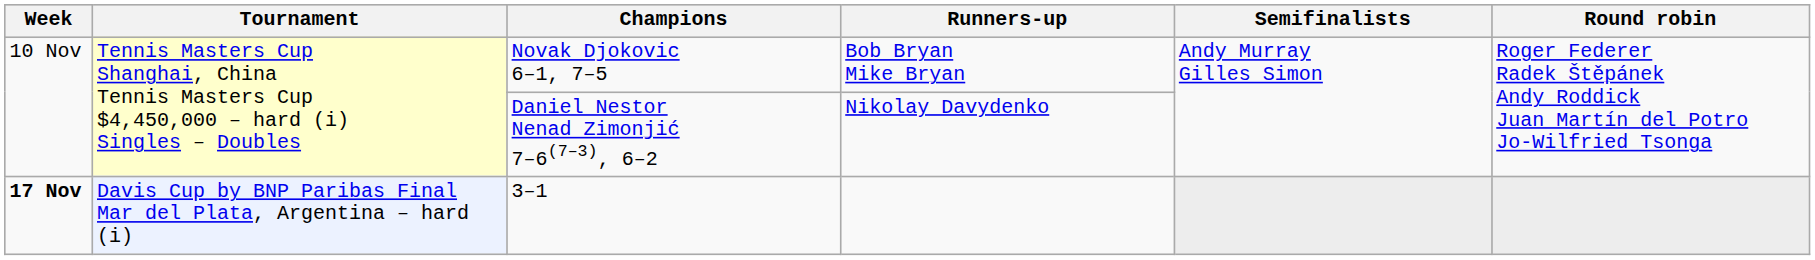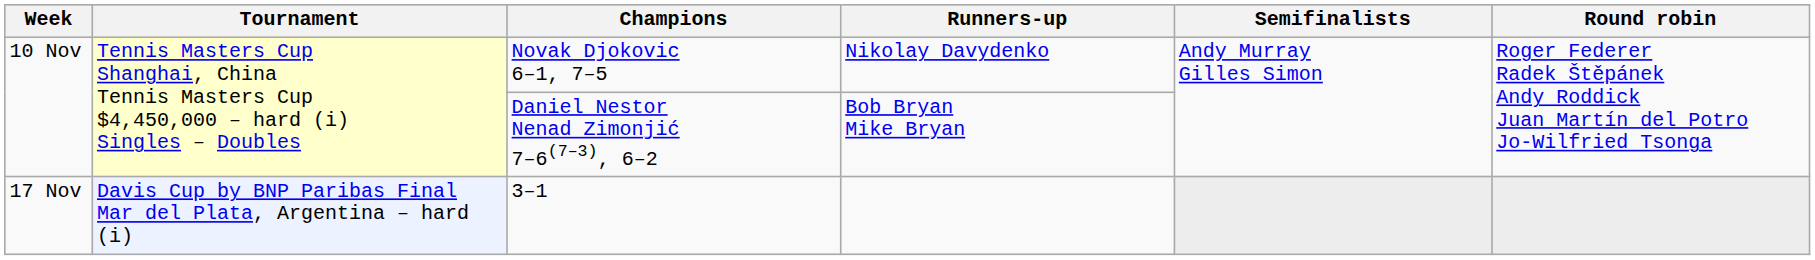(905, 65) Bob Bryan Mike Bryan -> (947, 54) Nikolay Davydenko
(947, 109) Nikolay Davydenko -> (905, 120) Bob Bryan Mike Bryan
(46, 193) bold -> (46, 193) normal
